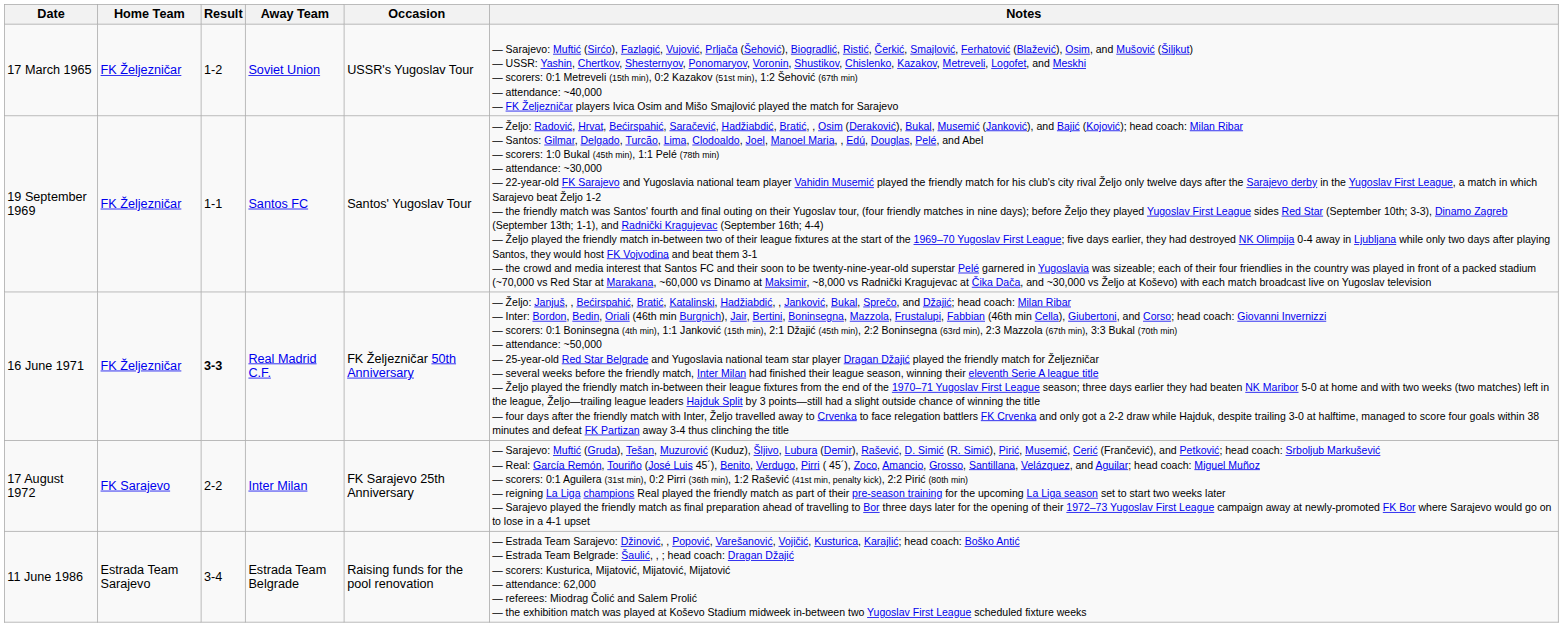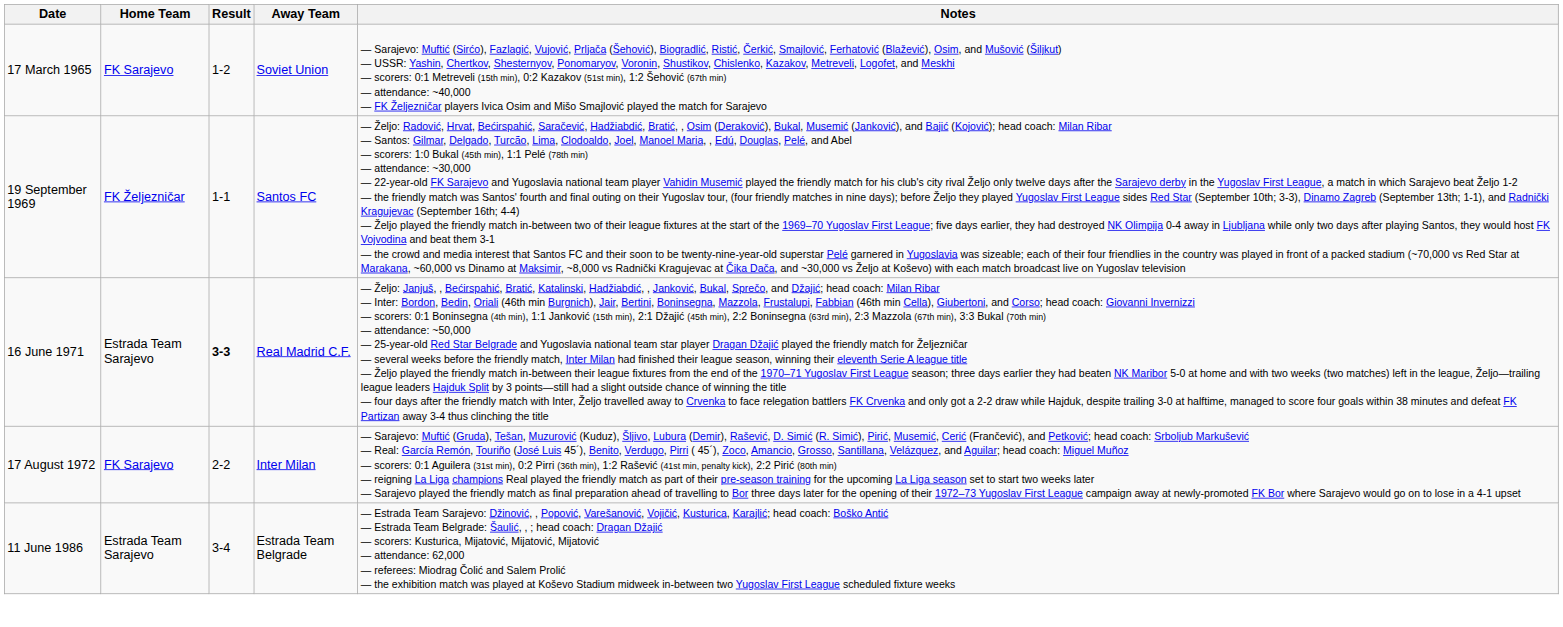- column: (417, 14)
(141, 70) FK Željezničar -> (139, 70) FK Sarajevo
(141, 366) FK Željezničar -> (143, 351) Estrada Team Sarajevo
